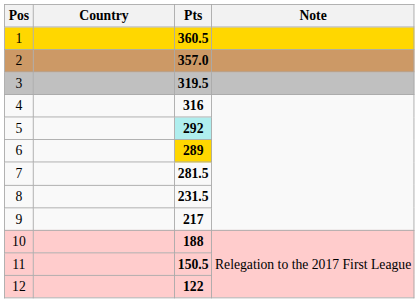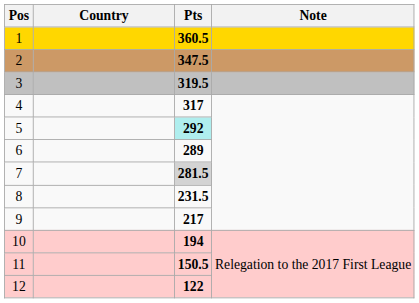(193, 61) 357.0 -> (193, 61) 347.5
(193, 106) 316 -> (193, 106) 317
(193, 151) gold background -> (193, 151) no background
(193, 173) no background -> (193, 173) lightgrey background
(193, 241) 188 -> (193, 241) 194
